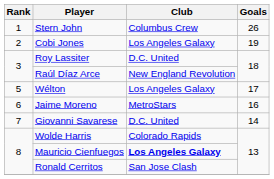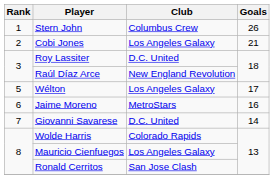(253, 43) 19 -> (253, 43) 21
(175, 151) bold -> (172, 151) normal
